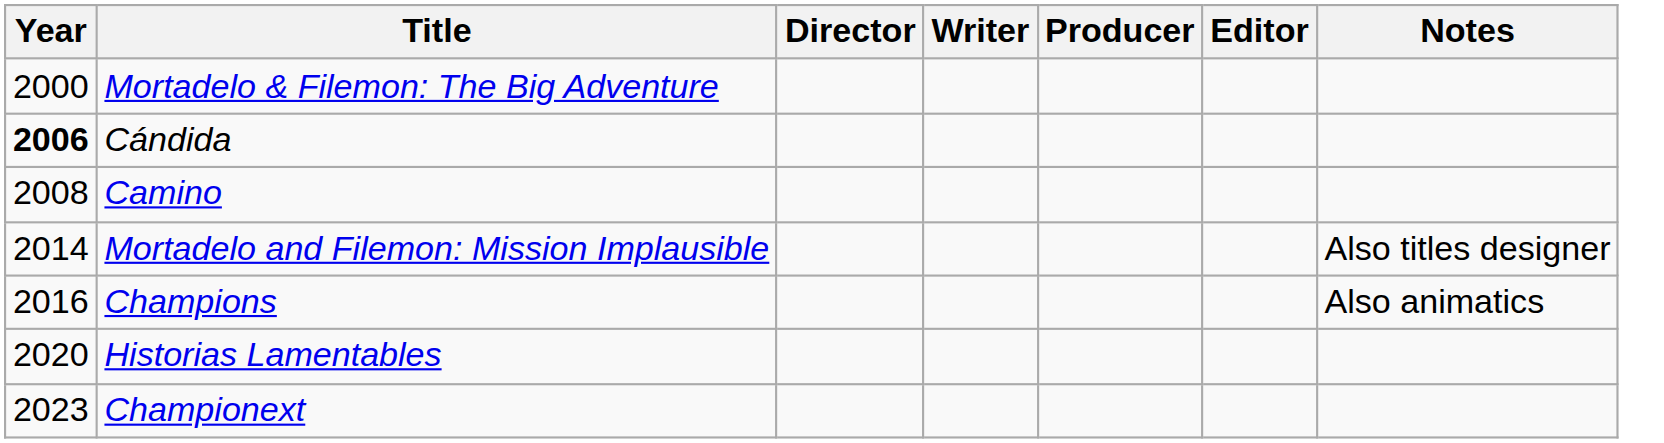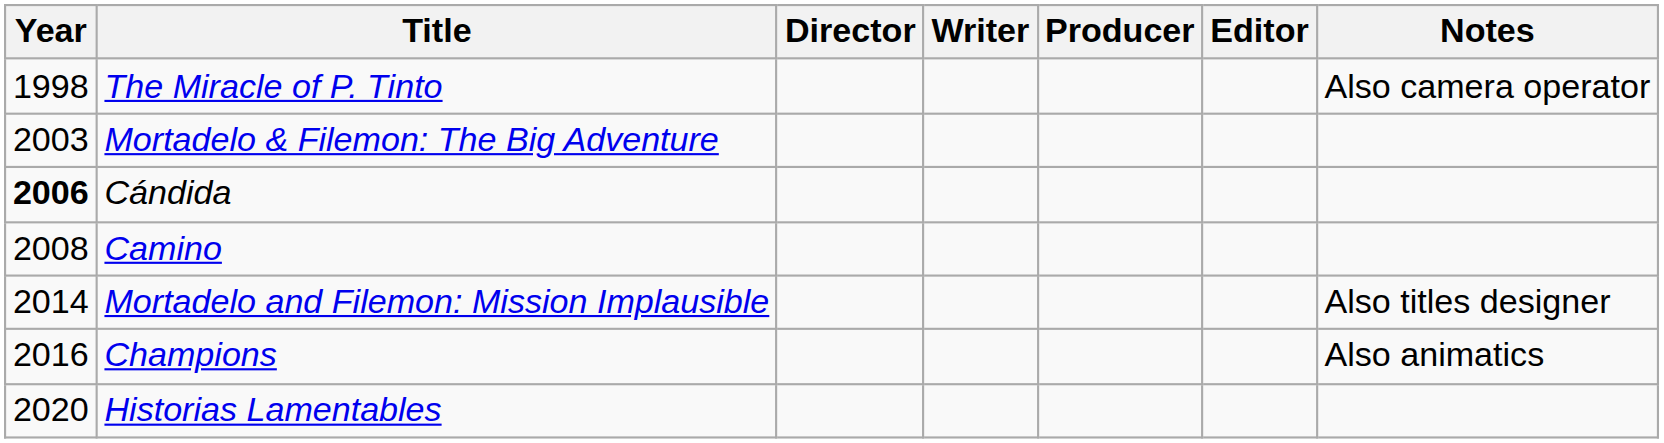+ row: (274, 85)
(51, 85) 2000 -> (51, 139) 2003
- row: (205, 409)
